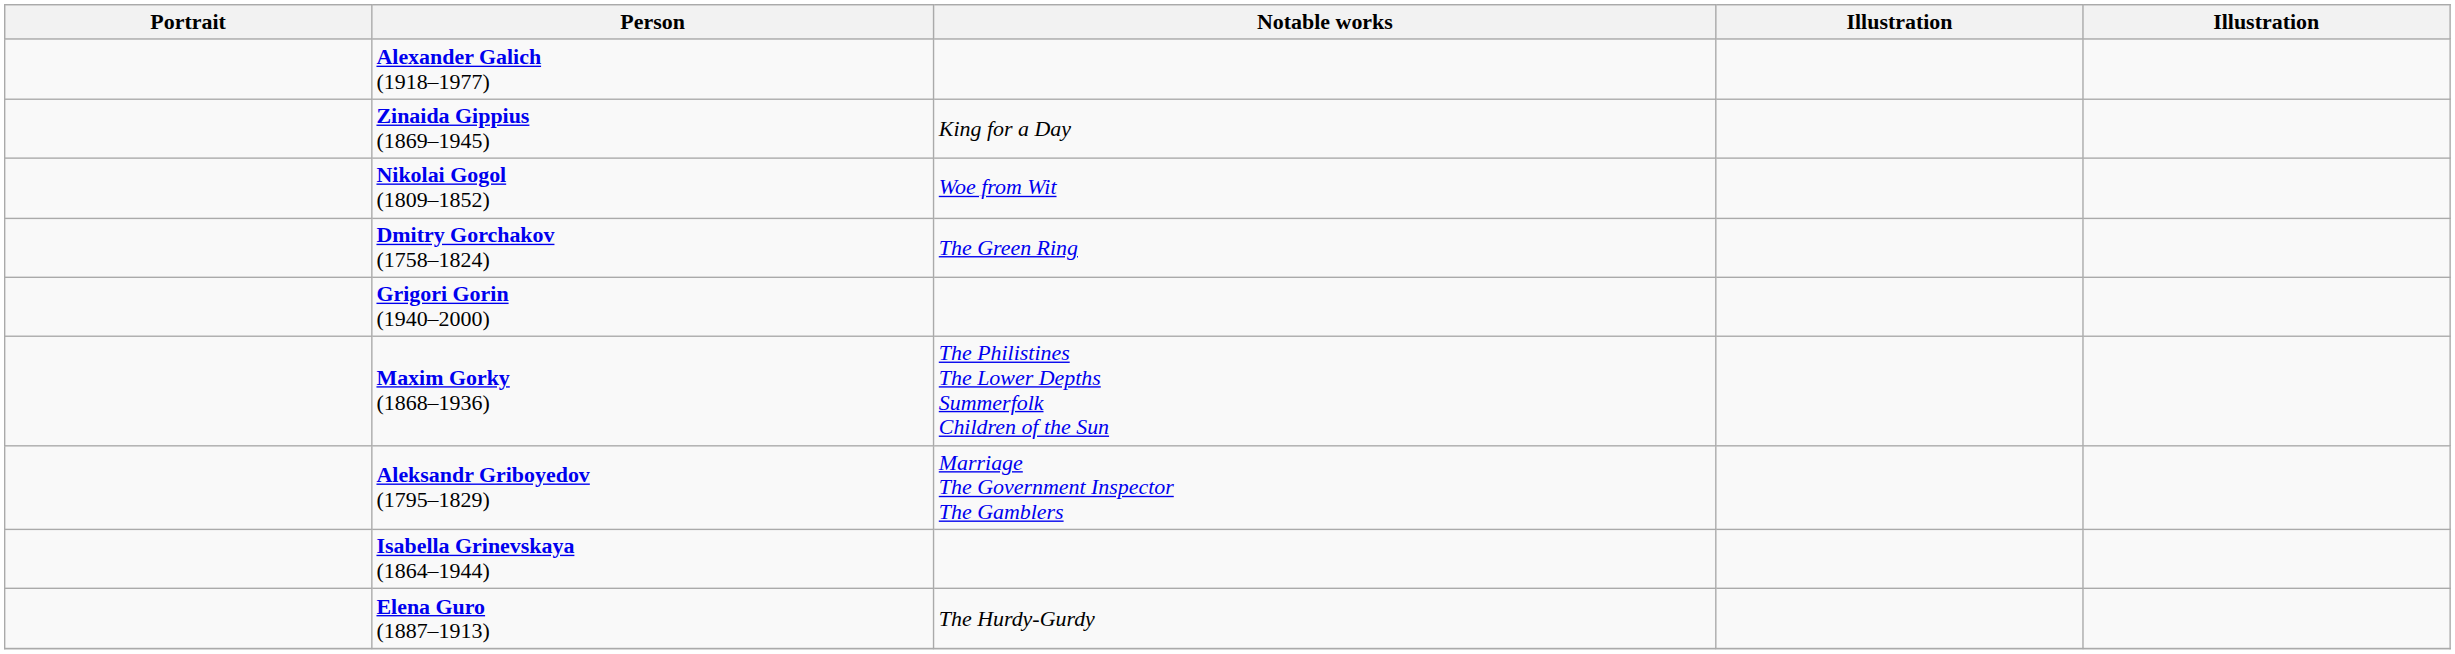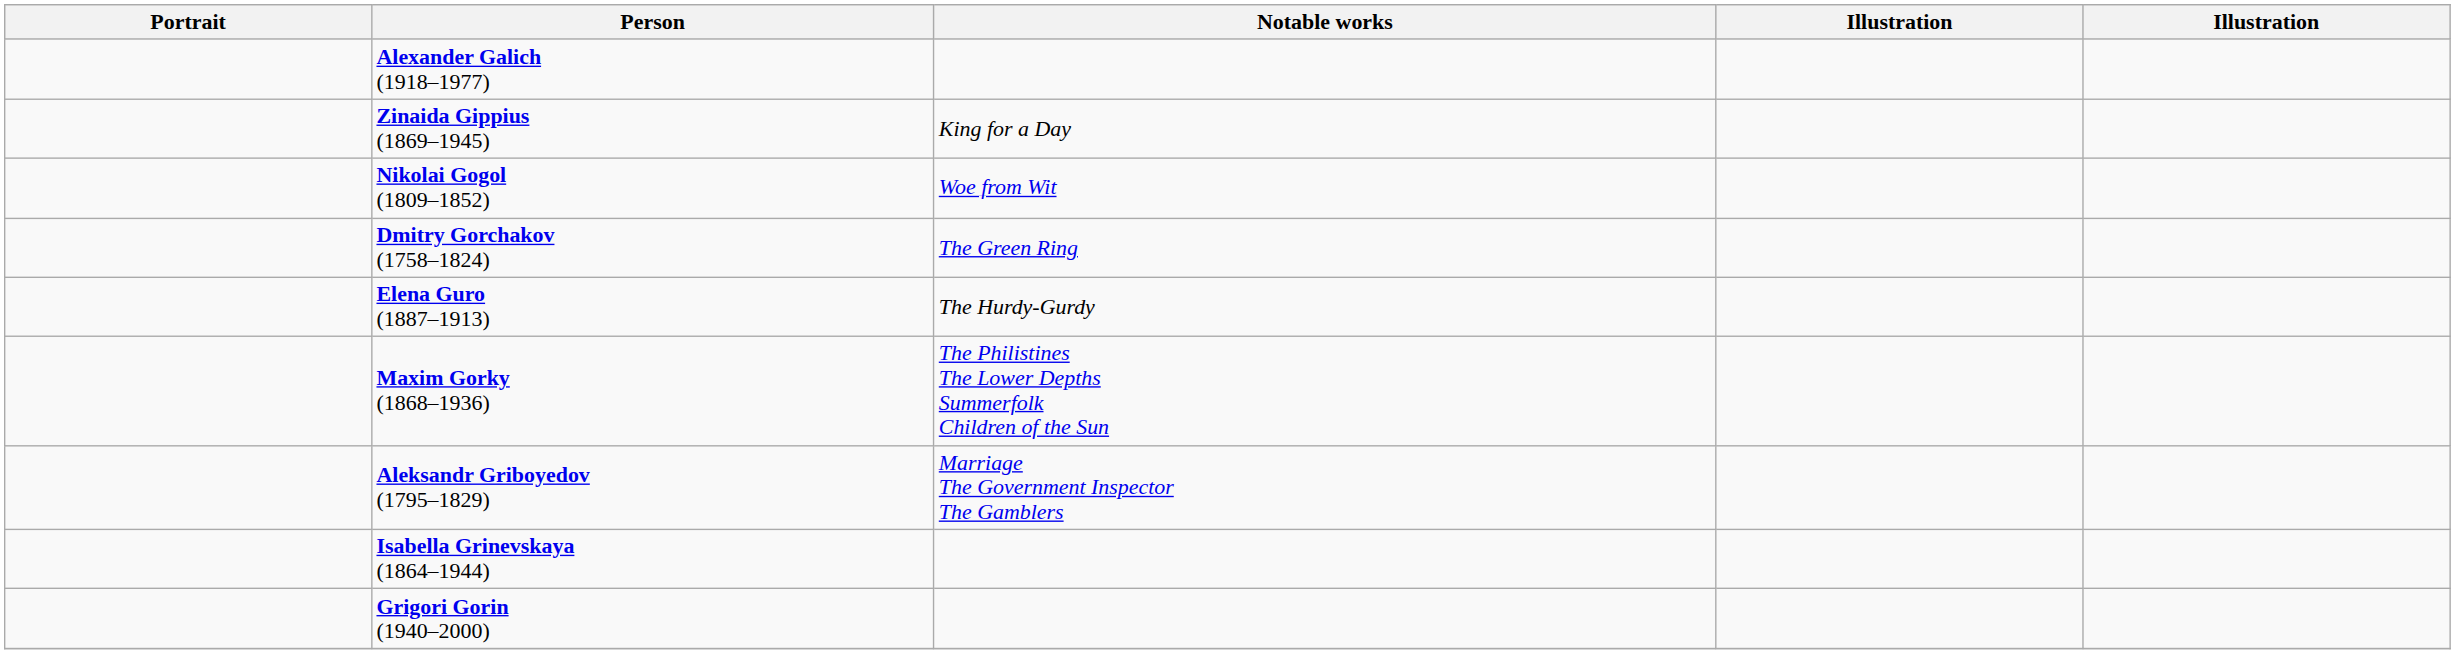rows swapped: (443, 306) <-> (433, 618)
